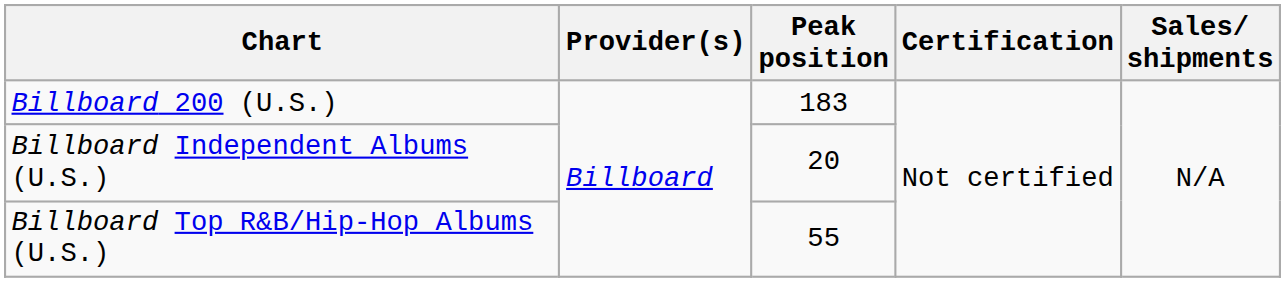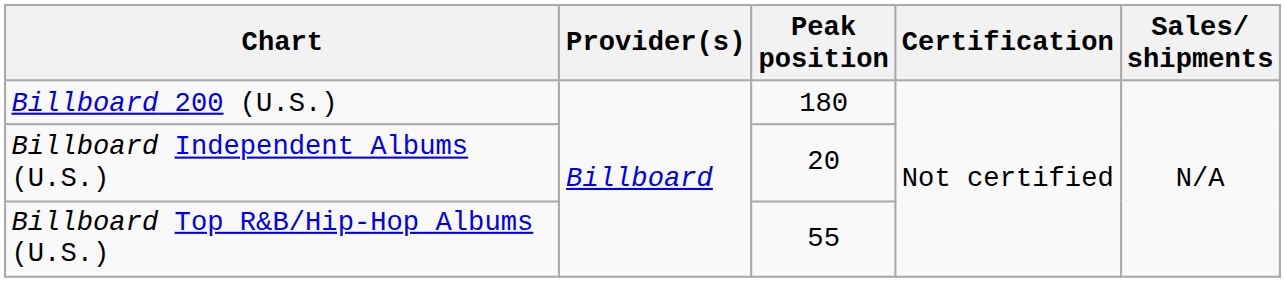(824, 103) 183 -> (824, 103) 180
